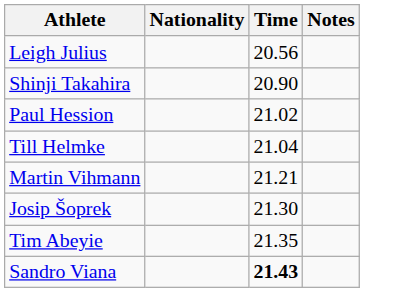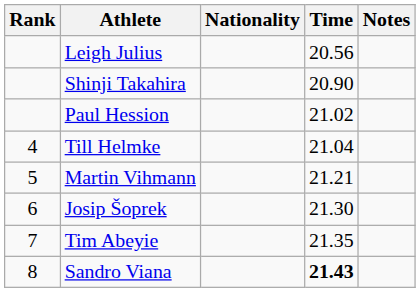+ column: (32, 20)
